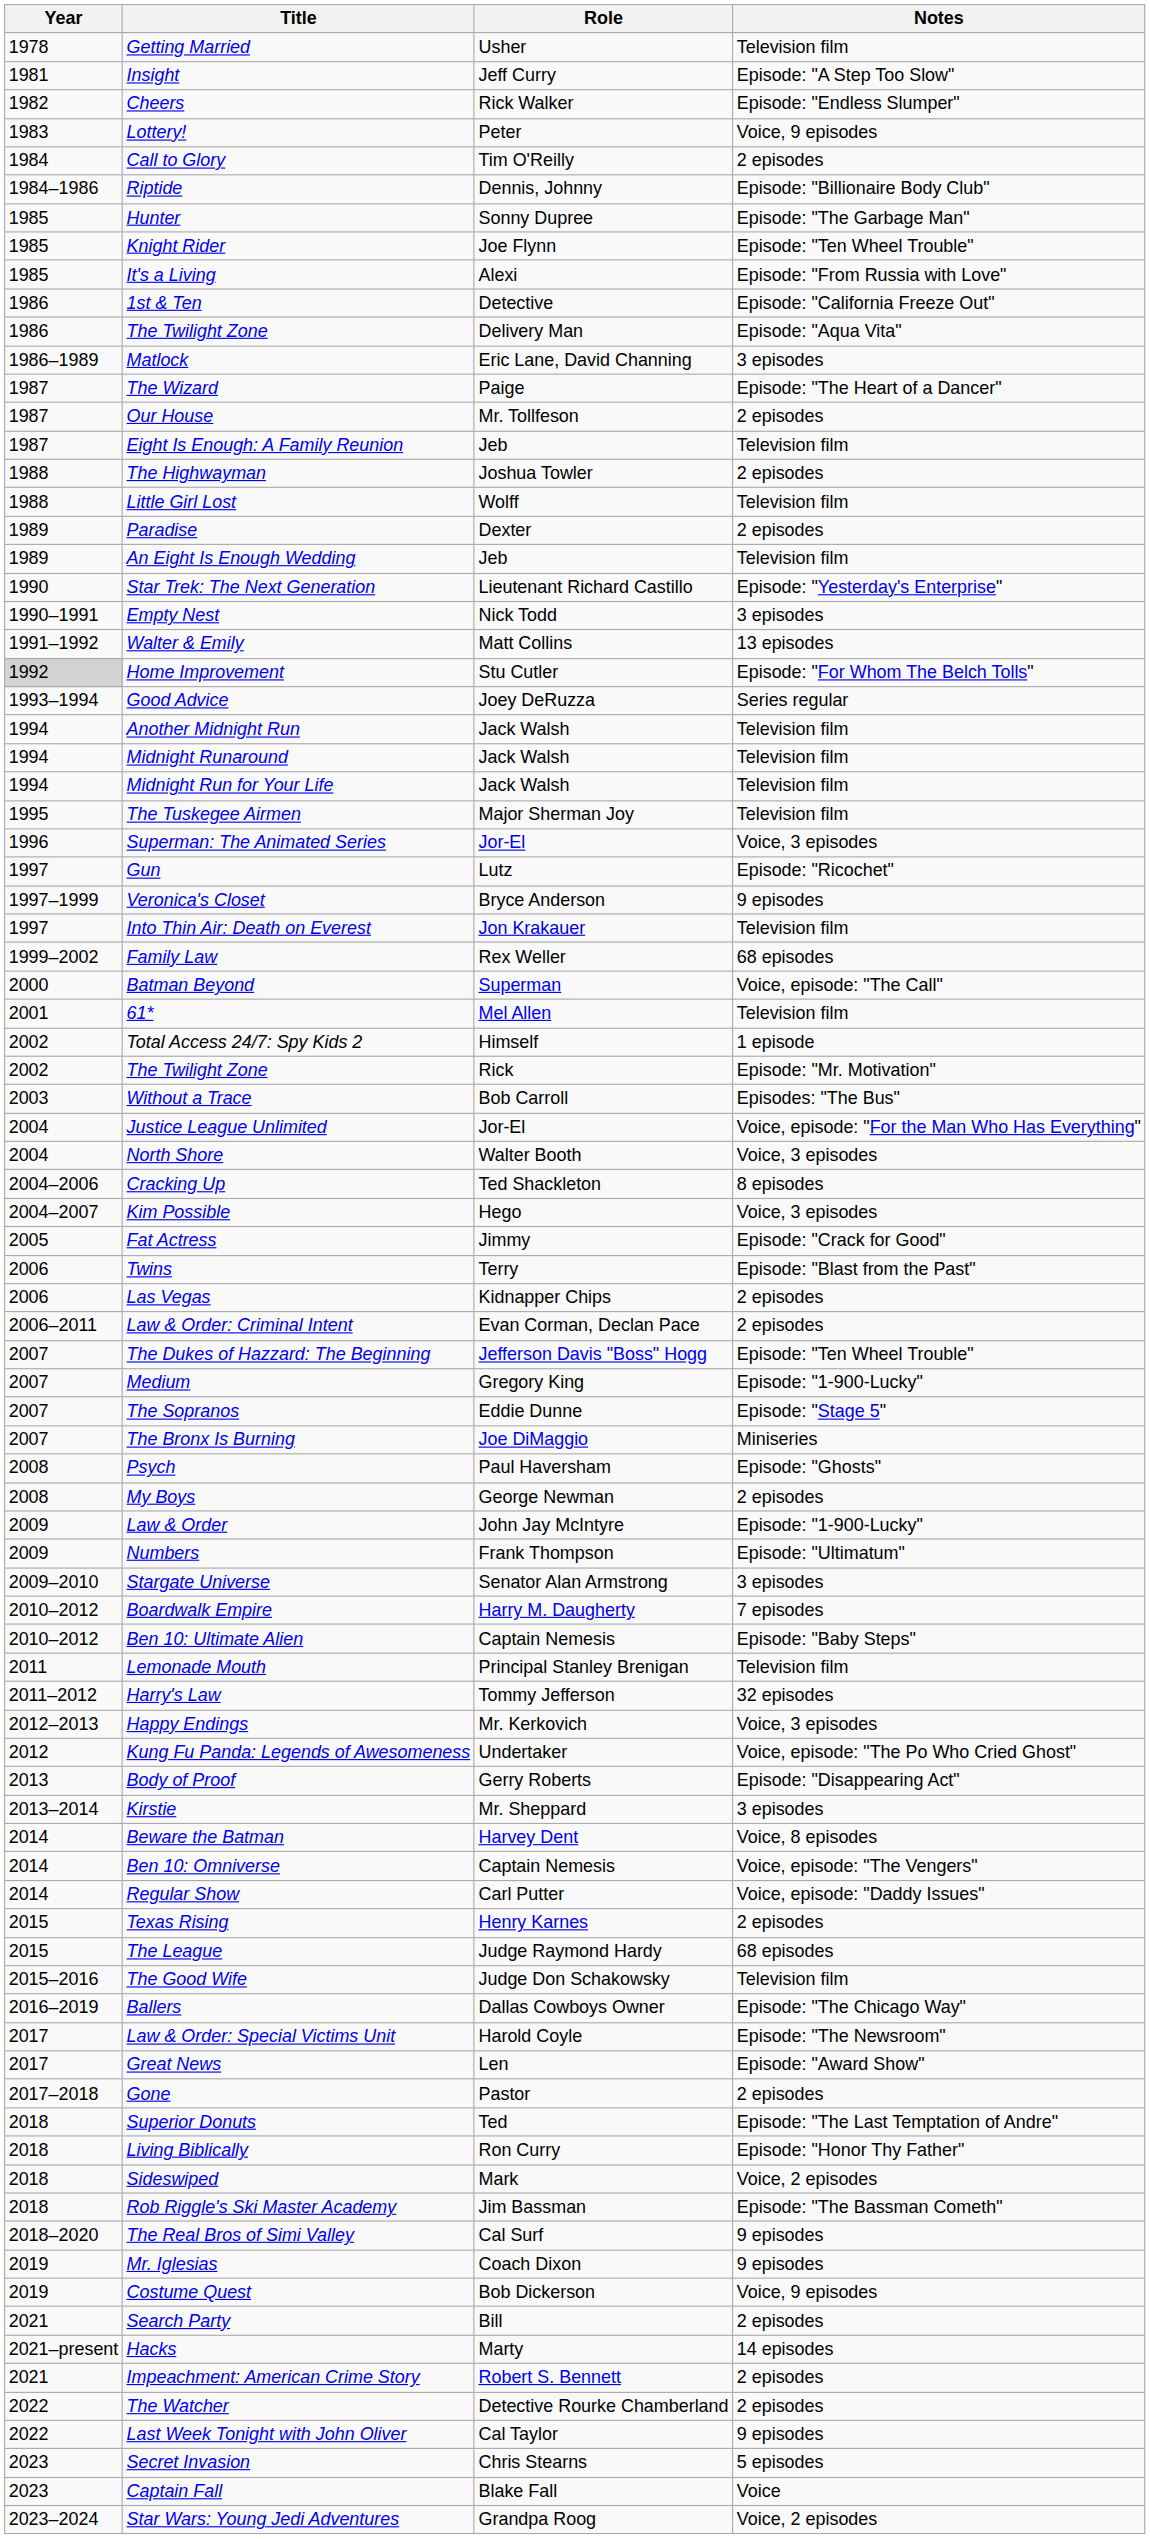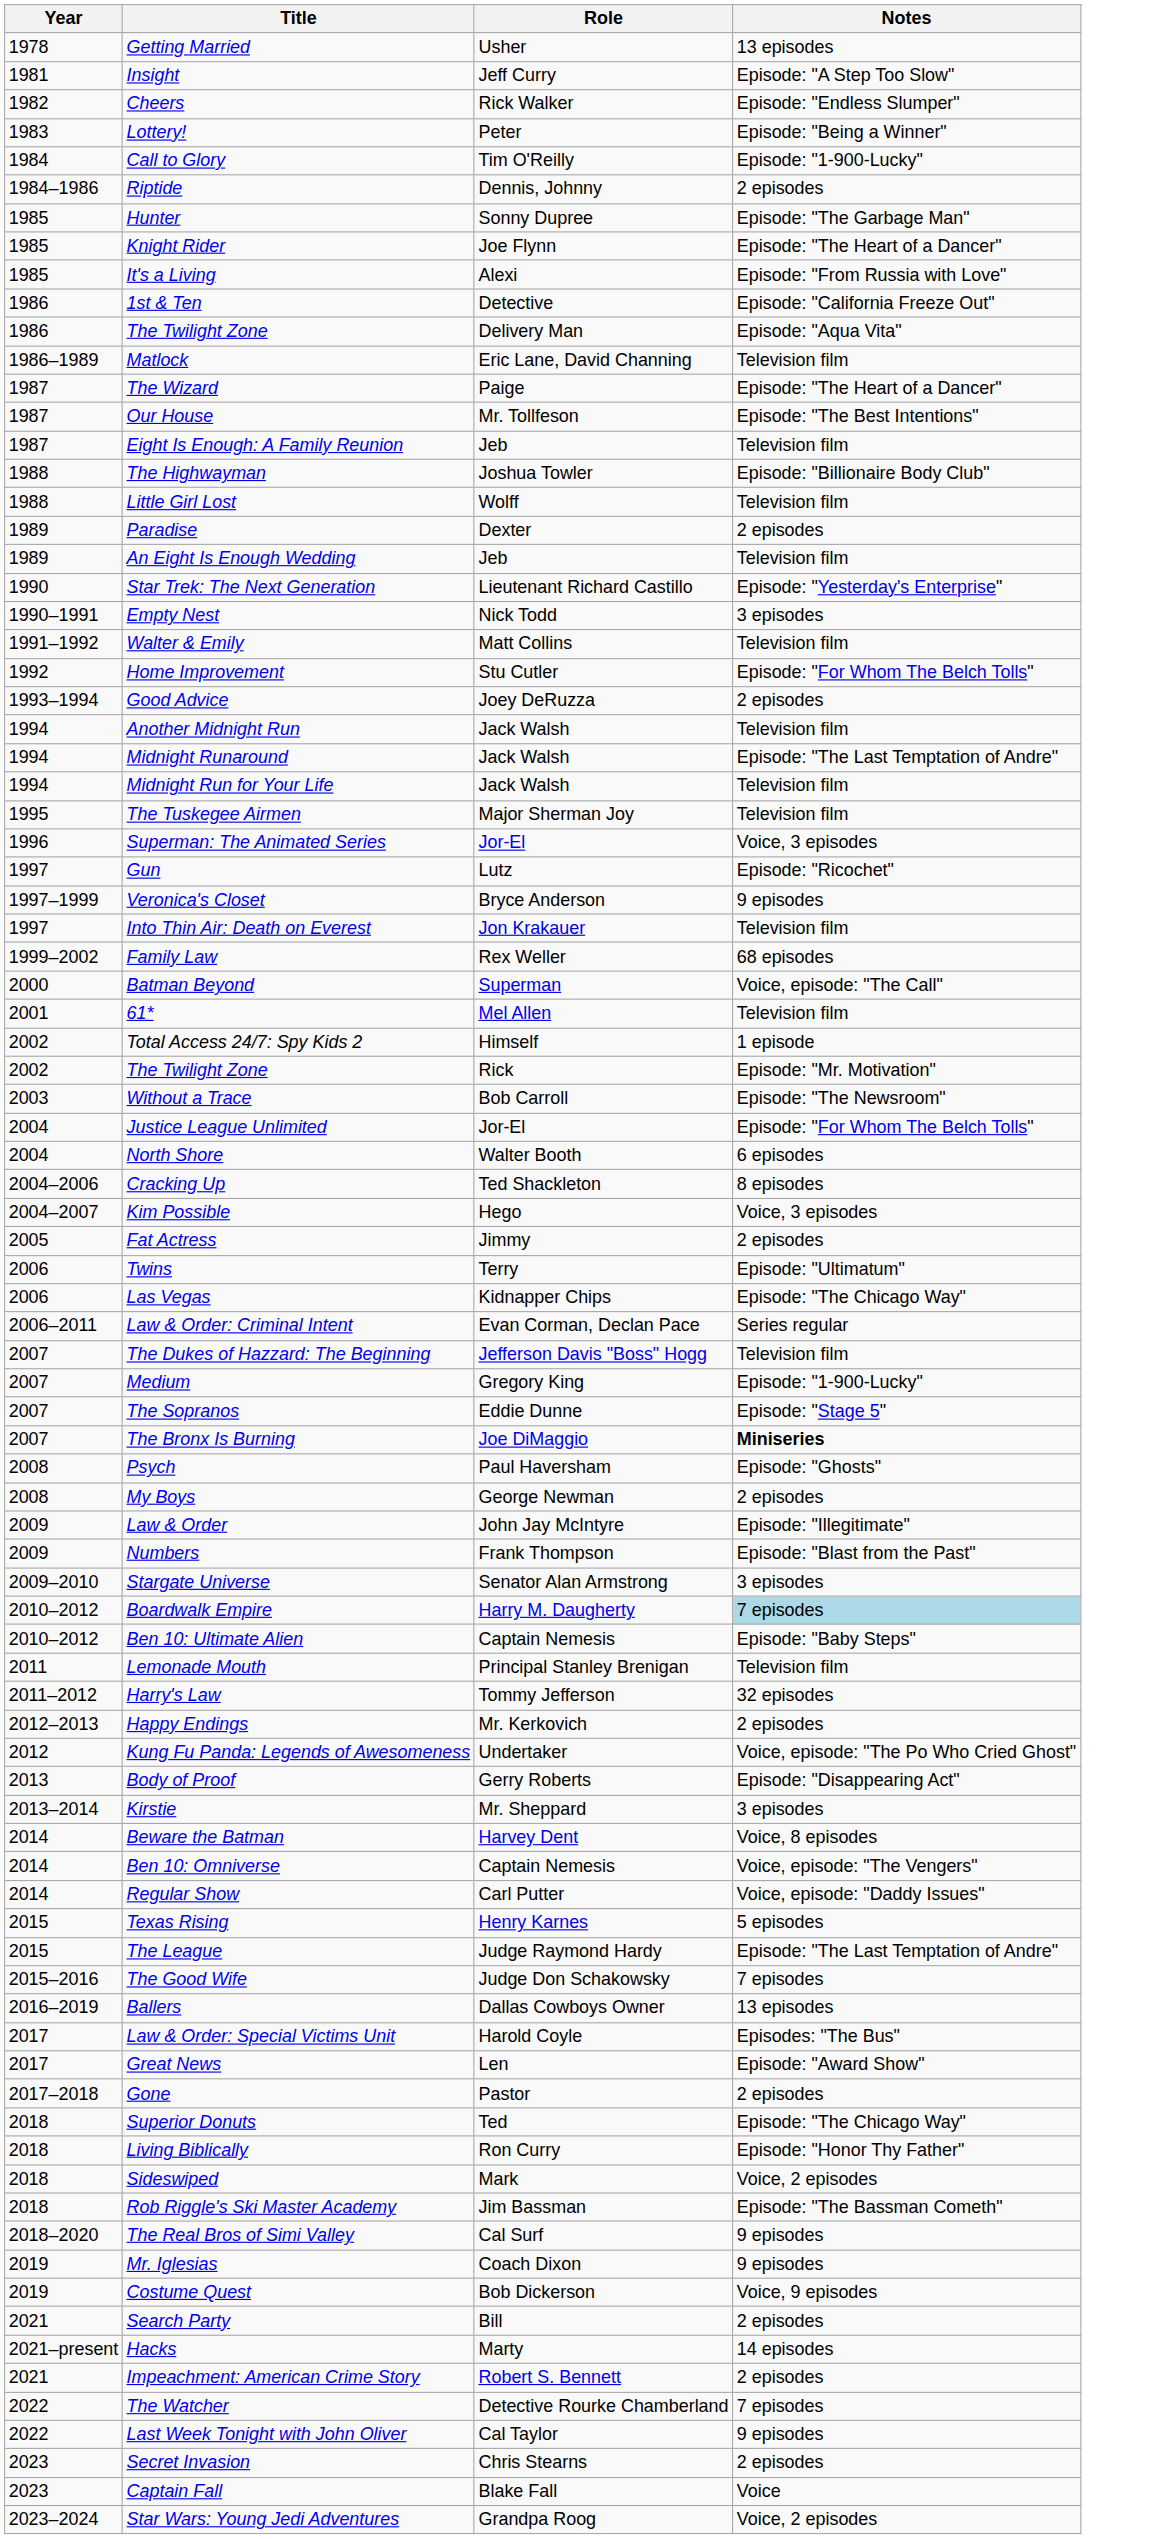(793, 47) Television film -> (785, 47) 13 episodes
(807, 132) Voice, 9 episodes -> (842, 132) Episode: "Being a Winner"
(780, 160) 2 episodes -> (830, 160) Episode: "1-900-Lucky"
(863, 189) Episode: "Billionaire Body Club" -> (780, 189) 2 episodes
(855, 246) Episode: "Ten Wheel Trouble" -> (869, 246) Episode: "The Heart of a Dancer"
(780, 359) 3 episodes -> (793, 359) Television film
(780, 416) 2 episodes -> (858, 416) Episode: "The Best Intentions"
(780, 473) 2 episodes -> (863, 473) Episode: "Billionaire Body Club"
(785, 643) 13 episodes -> (793, 643) Television film
(29, 672) lightgrey background -> (29, 672) no background
(793, 700) Series regular -> (780, 700) 2 episodes
(793, 757) Television film -> (897, 757) Episode: "The Last Temptation of Andre"
(818, 1098) Episodes: "The Bus" -> (841, 1098) Episode: "The Newsroom"
(939, 1127) Voice, episode: "For the Man Who Has Everything" -> (885, 1127) Episode: "For Whom The Belch Tolls"
(807, 1155) Voice, 3 episodes -> (780, 1155) 6 episodes
(841, 1240) Episode: "Crack for Good" -> (780, 1240) 2 episodes
(856, 1269) Episode: "Blast from the Past" -> (821, 1269) Episode: "Ultimatum"
(780, 1297) 2 episodes -> (851, 1297) Episode: "The Chicago Way"
(780, 1326) 2 episodes -> (793, 1326) Series regular
(855, 1354) Episode: "Ten Wheel Trouble" -> (793, 1354) Television film
(777, 1439) normal -> (781, 1439) bold
(830, 1524) Episode: "1-900-Lucky" -> (823, 1524) Episode: "Illegitimate"
(821, 1553) Episode: "Ultimatum" -> (856, 1553) Episode: "Blast from the Past"
(780, 1610) no background -> (780, 1610) lightblue background
(807, 1723) Voice, 3 episodes -> (780, 1723) 2 episodes
(780, 1922) 2 episodes -> (780, 1922) 5 episodes
(785, 1951) 68 episodes -> (897, 1951) Episode: "The Last Temptation of Andre"
(793, 1979) Television film -> (780, 1979) 7 episodes
(851, 2008) Episode: "The Chicago Way" -> (785, 2008) 13 episodes
(841, 2036) Episode: "The Newsroom" -> (818, 2036) Episodes: "The Bus"
(897, 2121) Episode: "The Last Temptation of Andre" -> (851, 2121) Episode: "The Chicago Way"
(780, 2405) 2 episodes -> (780, 2405) 7 episodes
(780, 2462) 5 episodes -> (780, 2462) 2 episodes
